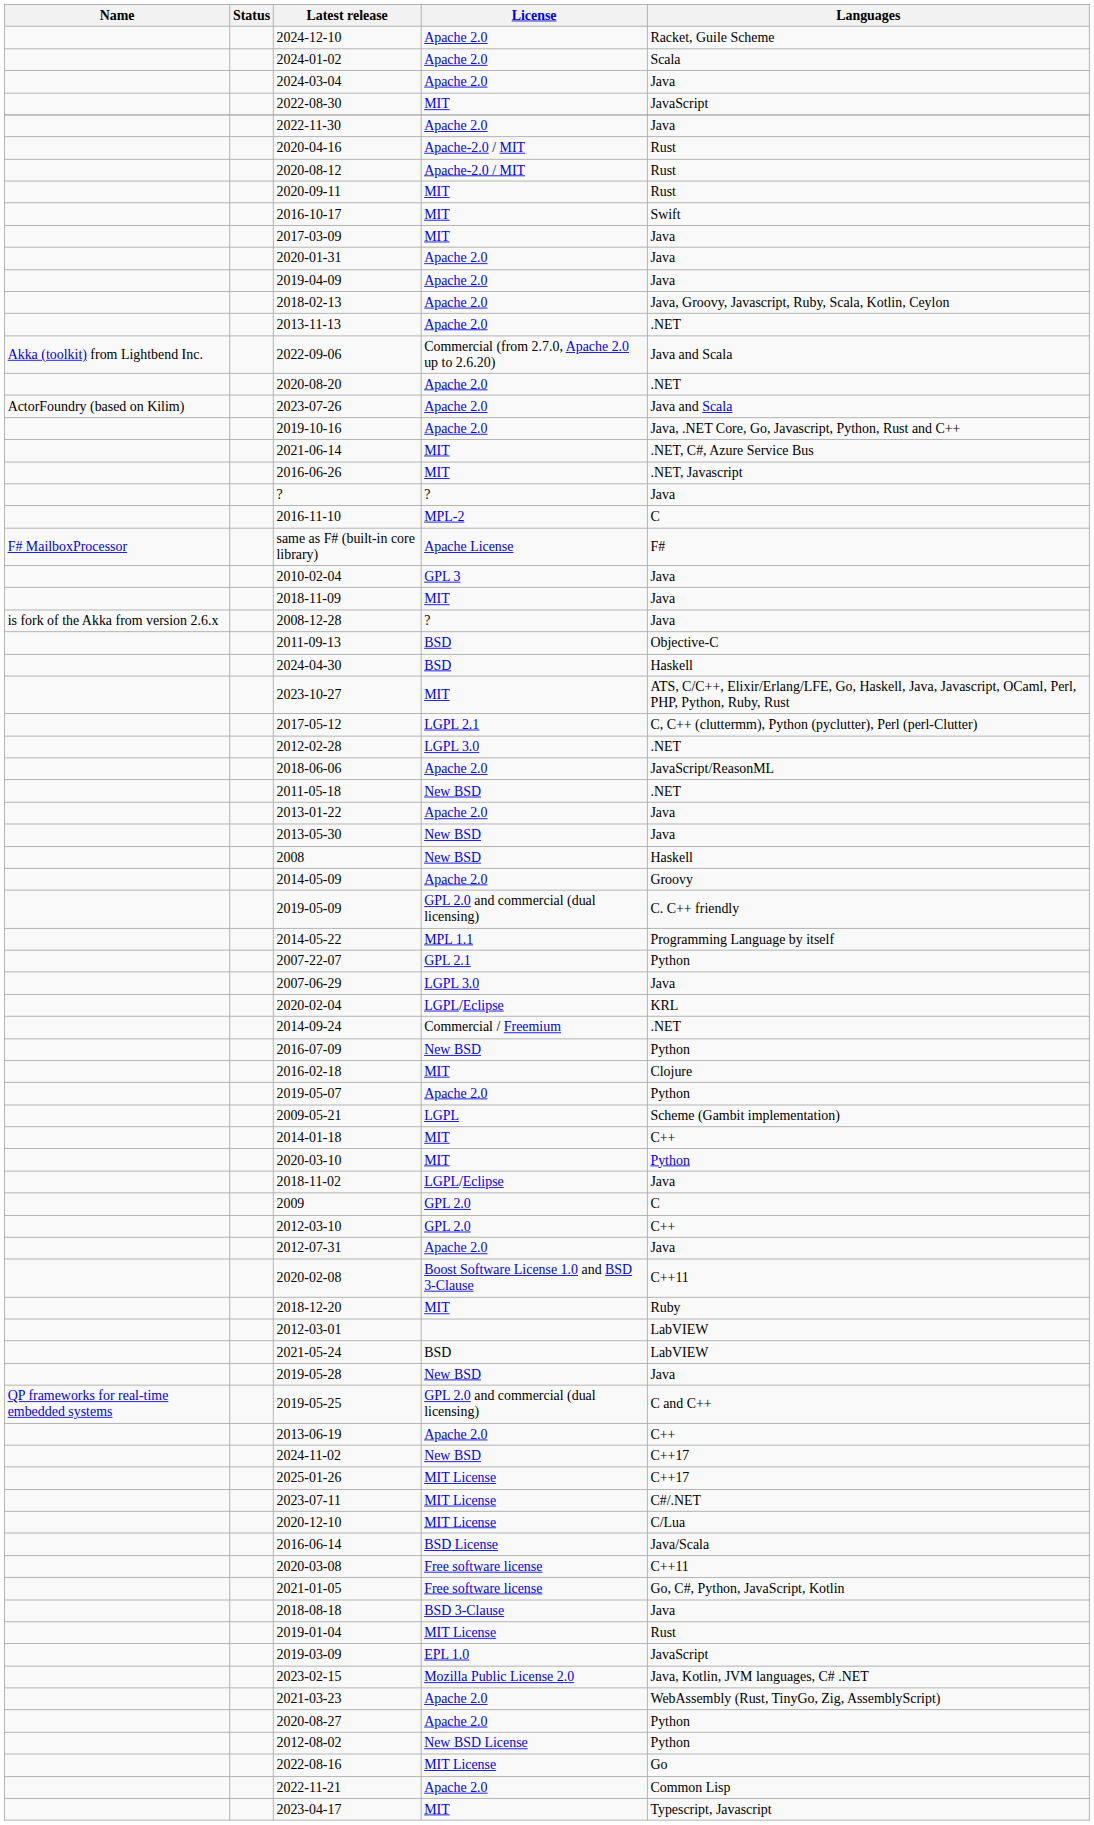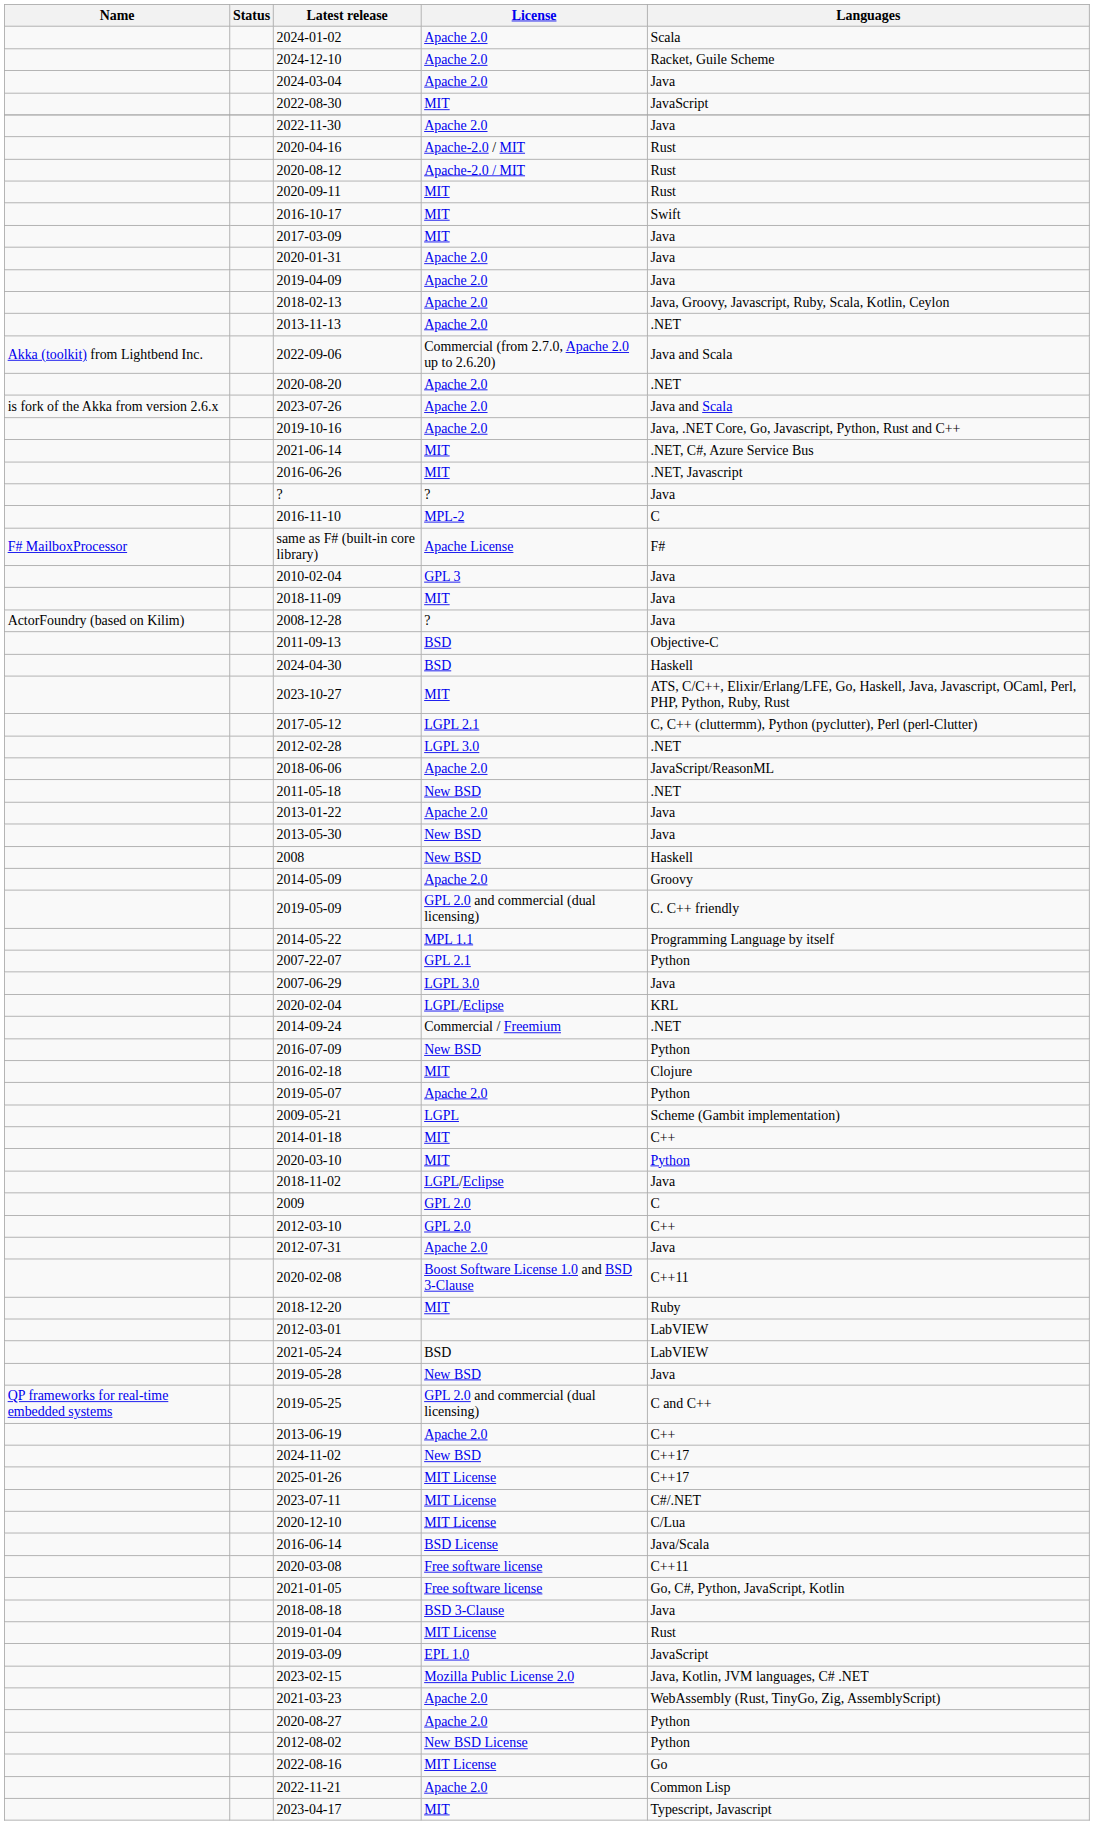rows swapped: (309, 59) <-> (309, 37)
(96, 406) ActorFoundry (based on Kilim) -> (113, 406) is fork of the Akka from version 2.6.x
(113, 620) is fork of the Akka from version 2.6.x -> (96, 620) ActorFoundry (based on Kilim)
